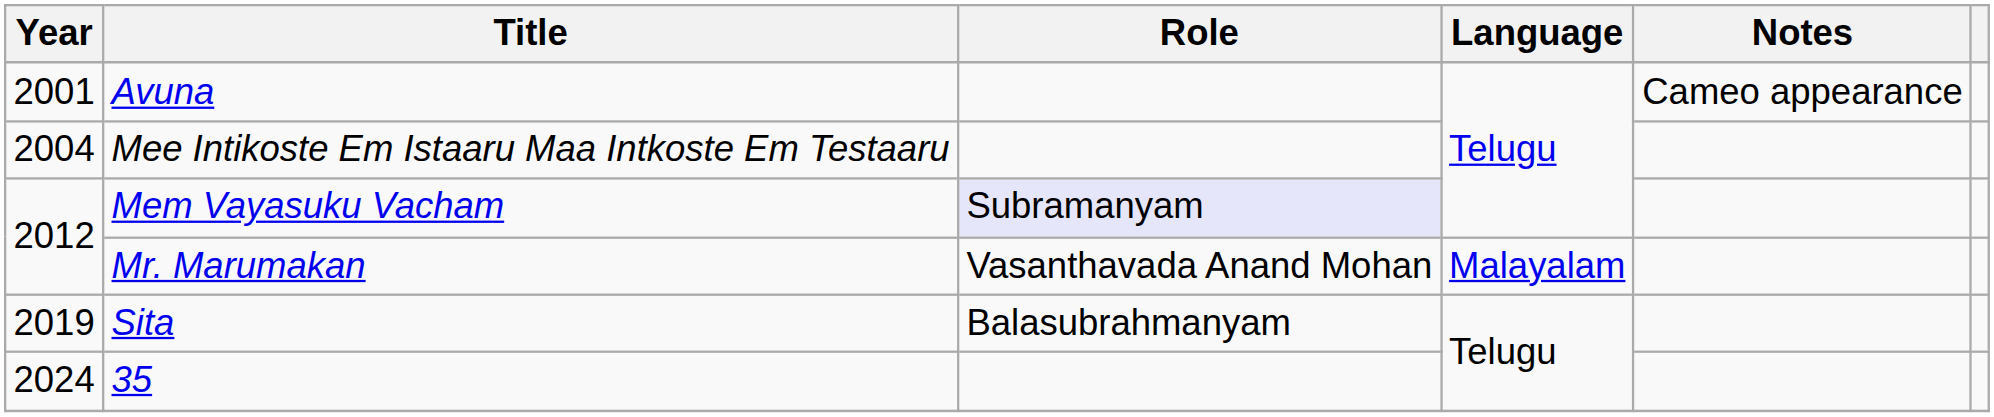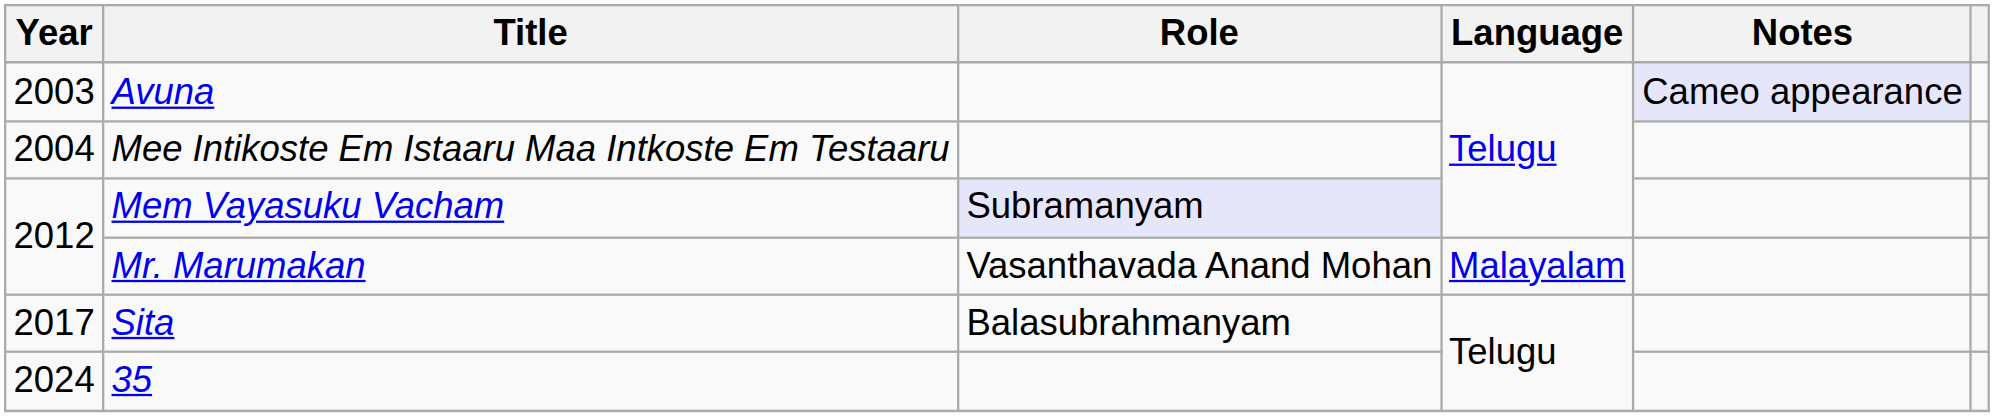(54, 91) 2001 -> (54, 91) 2003
(1802, 91) no background -> (1802, 91) lavender background
(54, 322) 2019 -> (54, 322) 2017
